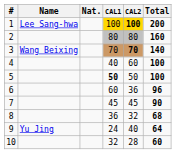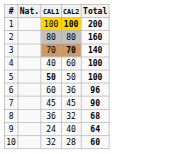- column: (49, 11)
